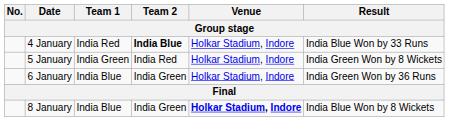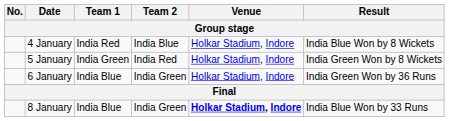(158, 44) bold -> (156, 44) normal
(367, 44) India Blue Won by 33 Runs -> (370, 44) India Blue Won by 8 Wickets
(370, 108) India Blue Won by 8 Wickets -> (367, 108) India Blue Won by 33 Runs
